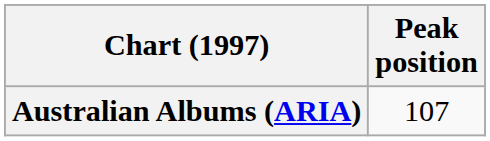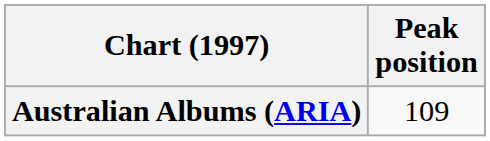(427, 110) 107 -> (427, 110) 109
